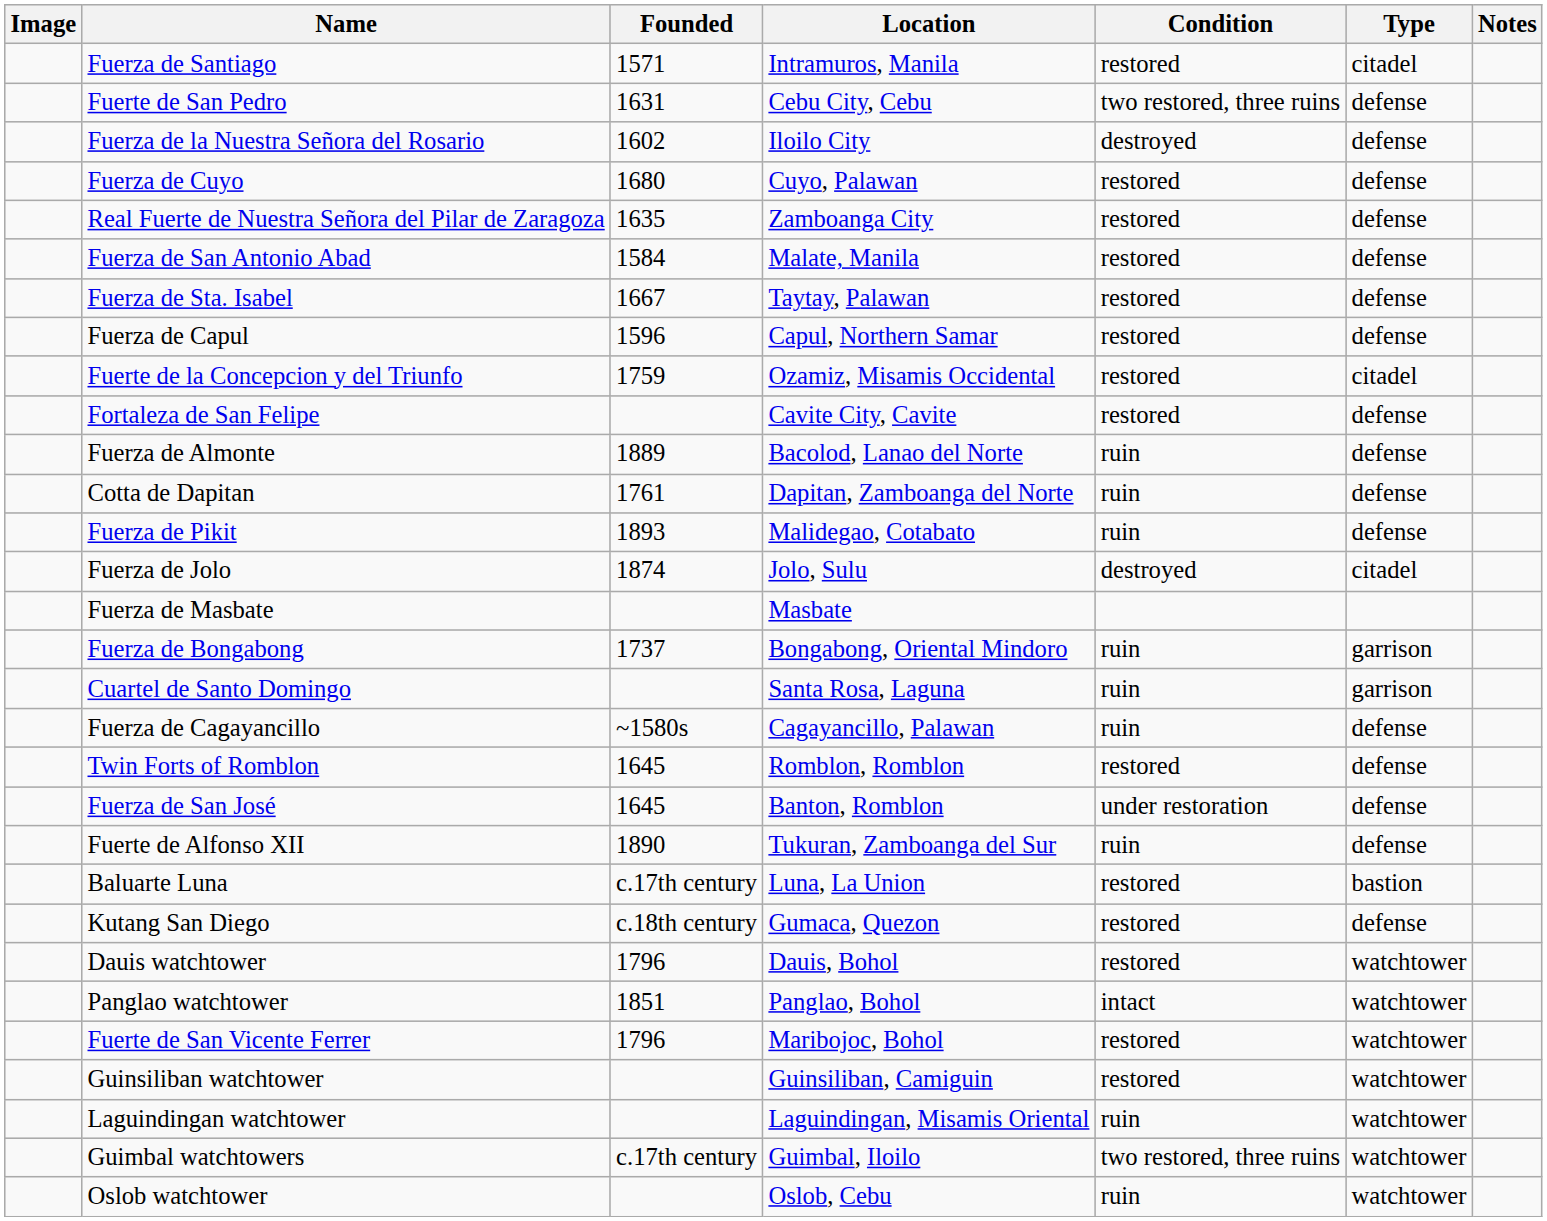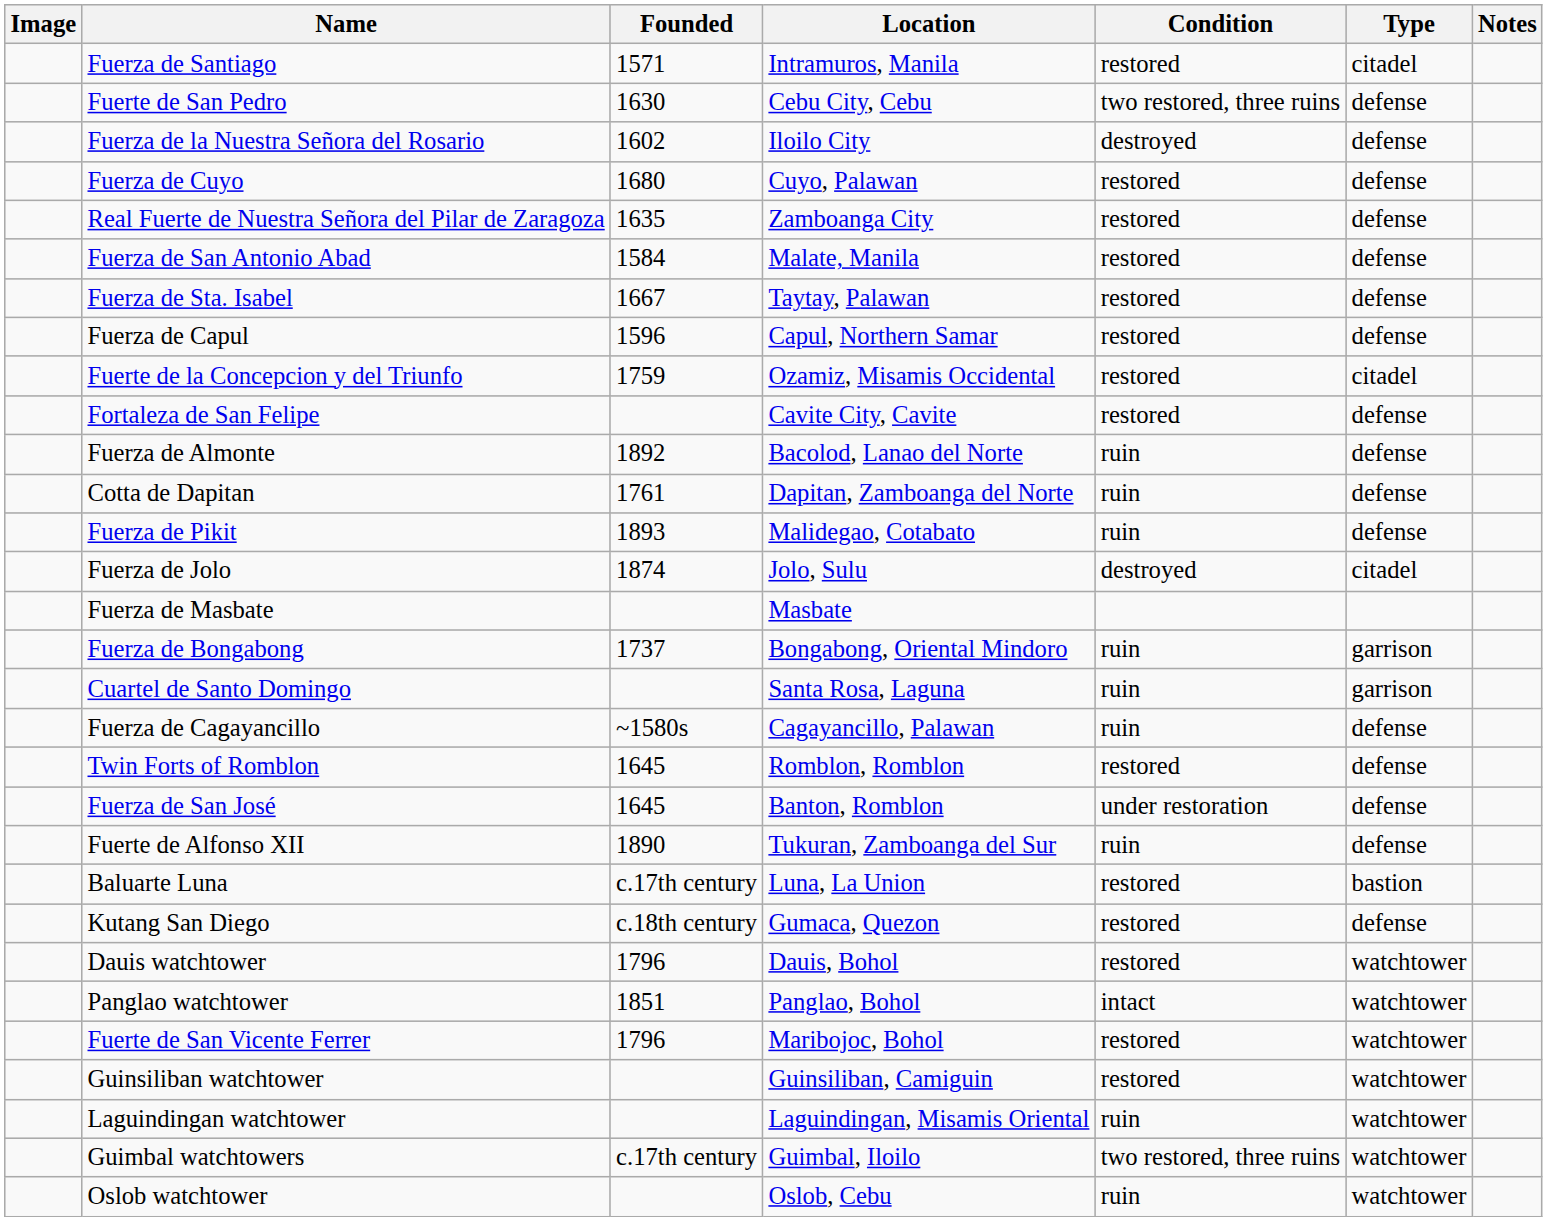(641, 102) 1631 -> (641, 102) 1630
(641, 453) 1889 -> (641, 453) 1892
